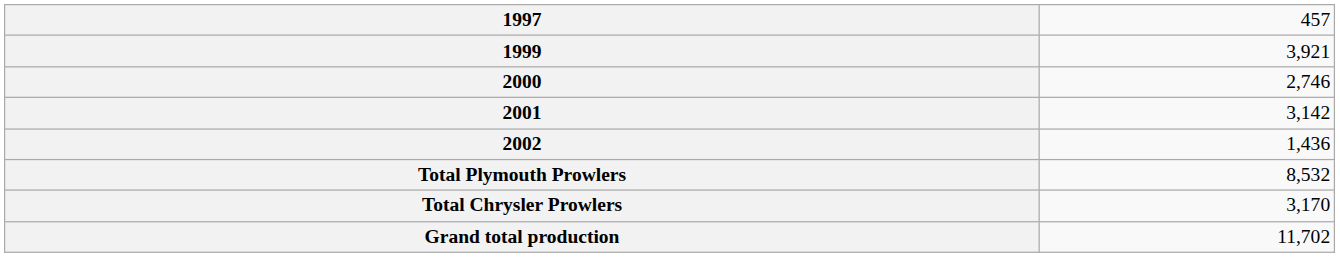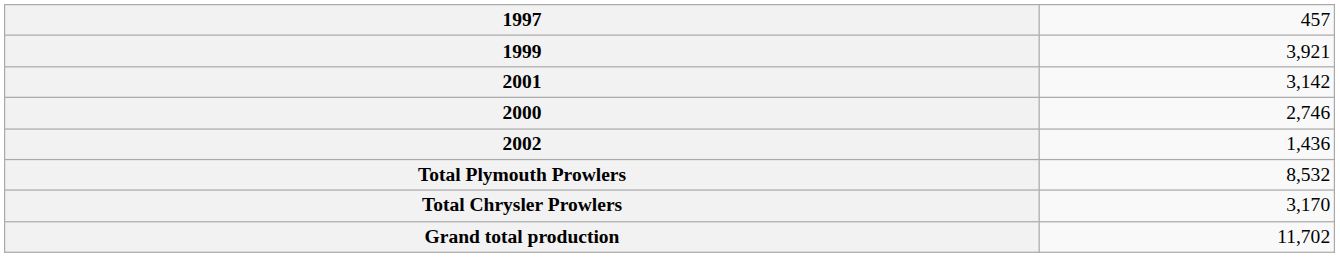rows swapped: (522, 81) <-> (522, 112)
